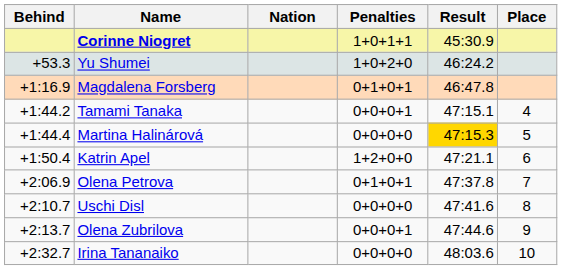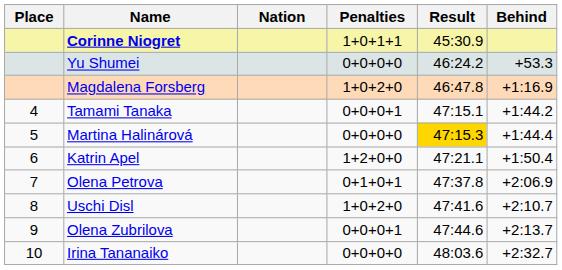columns swapped: (527, 17) <-> (39, 17)
(383, 64) 1+0+2+0 -> (372, 64) 0+0+0+0
(383, 88) 0+1+0+1 -> (372, 88) 1+0+2+0
(383, 206) 0+0+0+0 -> (372, 206) 1+0+2+0
